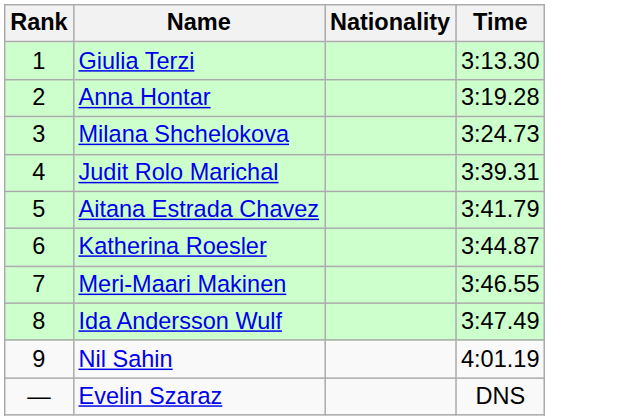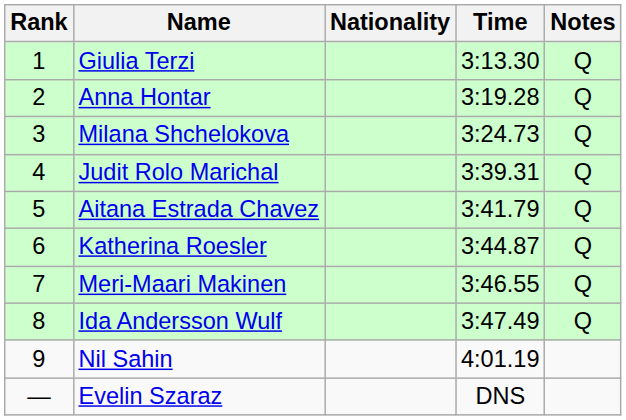+ column: (583, 23)
